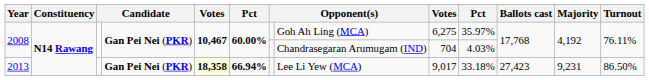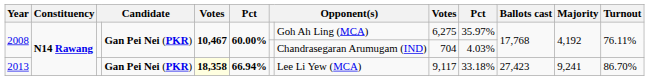(444, 66) 9,017 -> (444, 66) 9,117
(569, 66) 9,231 -> (569, 66) 9,241
(620, 66) 86.50% -> (620, 66) 86.70%
